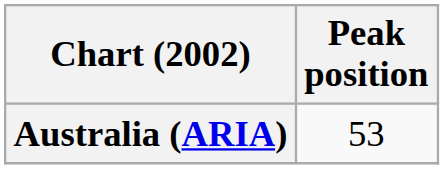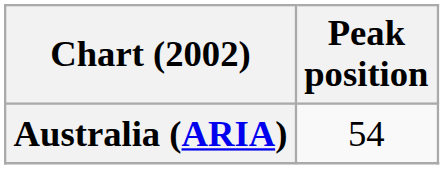(366, 132) 53 -> (366, 132) 54
